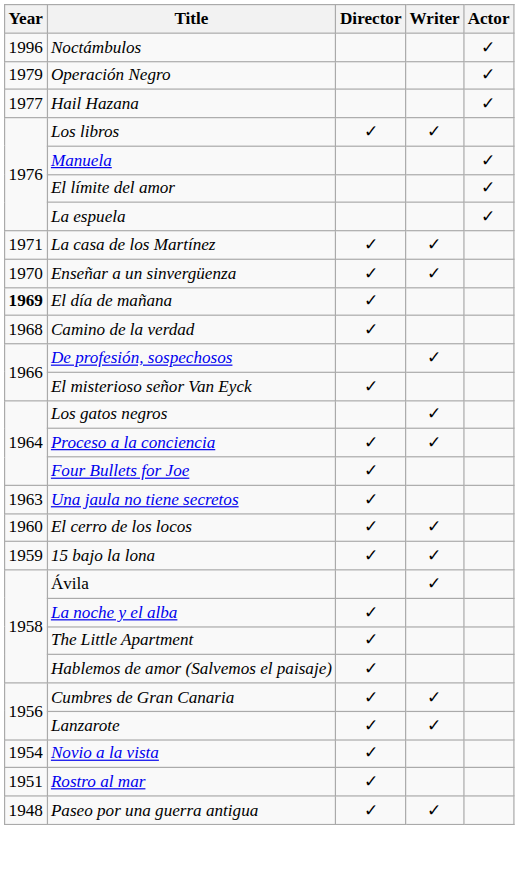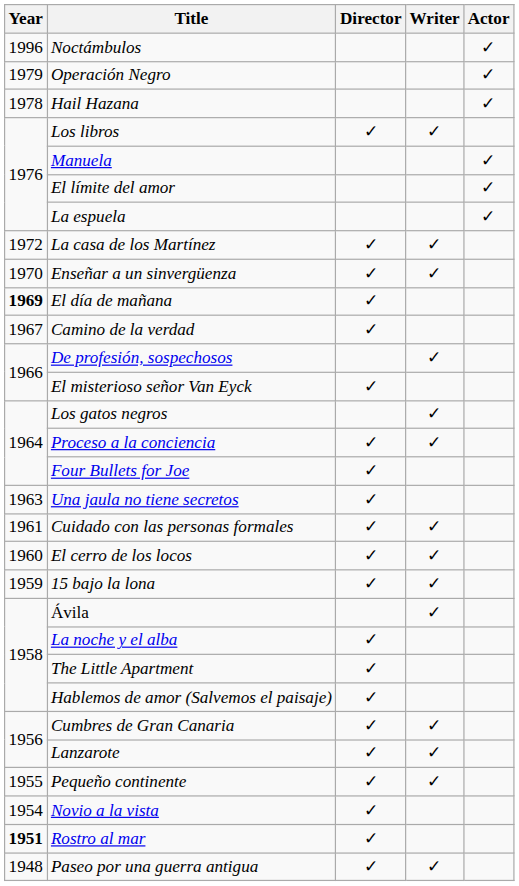(26, 103) 1977 -> (26, 103) 1978
(26, 245) 1971 -> (26, 245) 1972
(26, 329) 1968 -> (26, 329) 1967
+ row: (172, 527)
+ row: (119, 782)
(26, 782) normal -> (26, 838) bold
